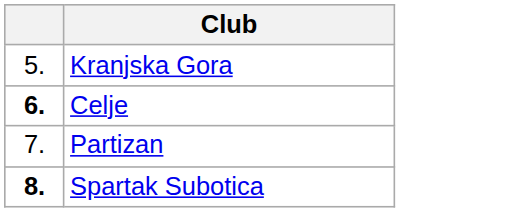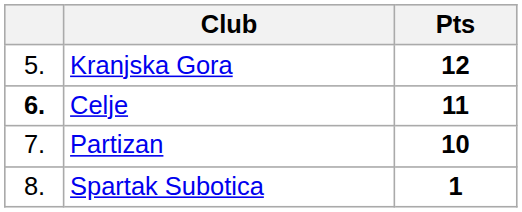+ column: (455, 24)
(35, 186) bold -> (35, 186) normal
